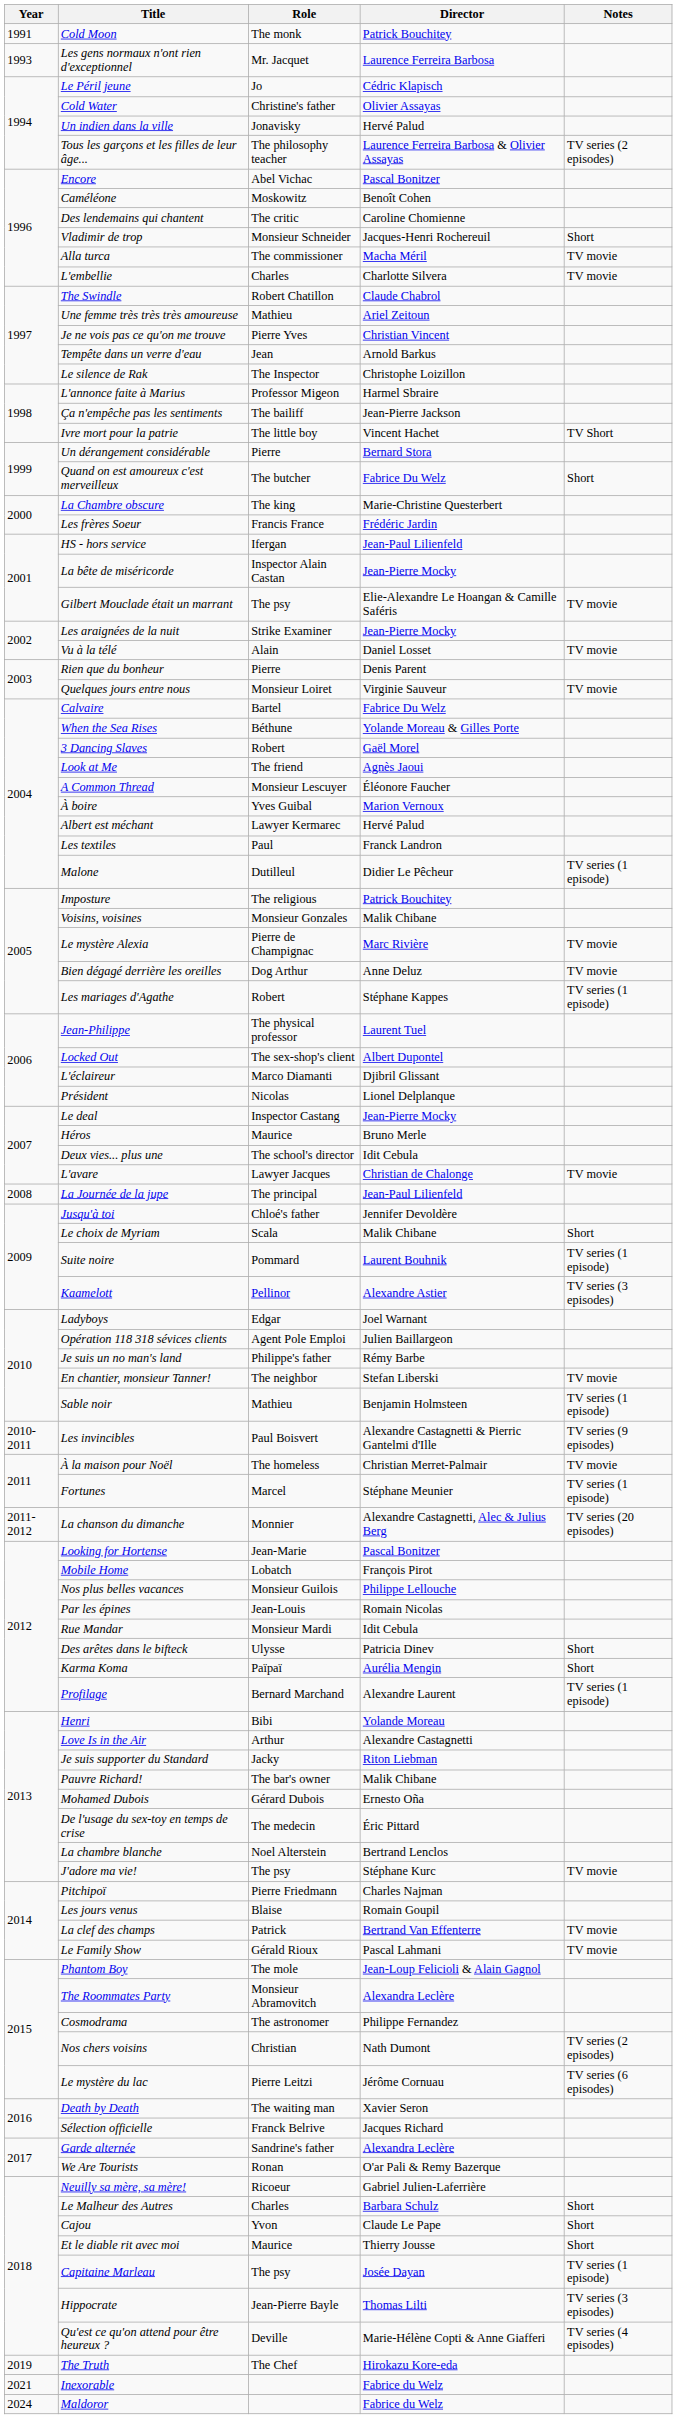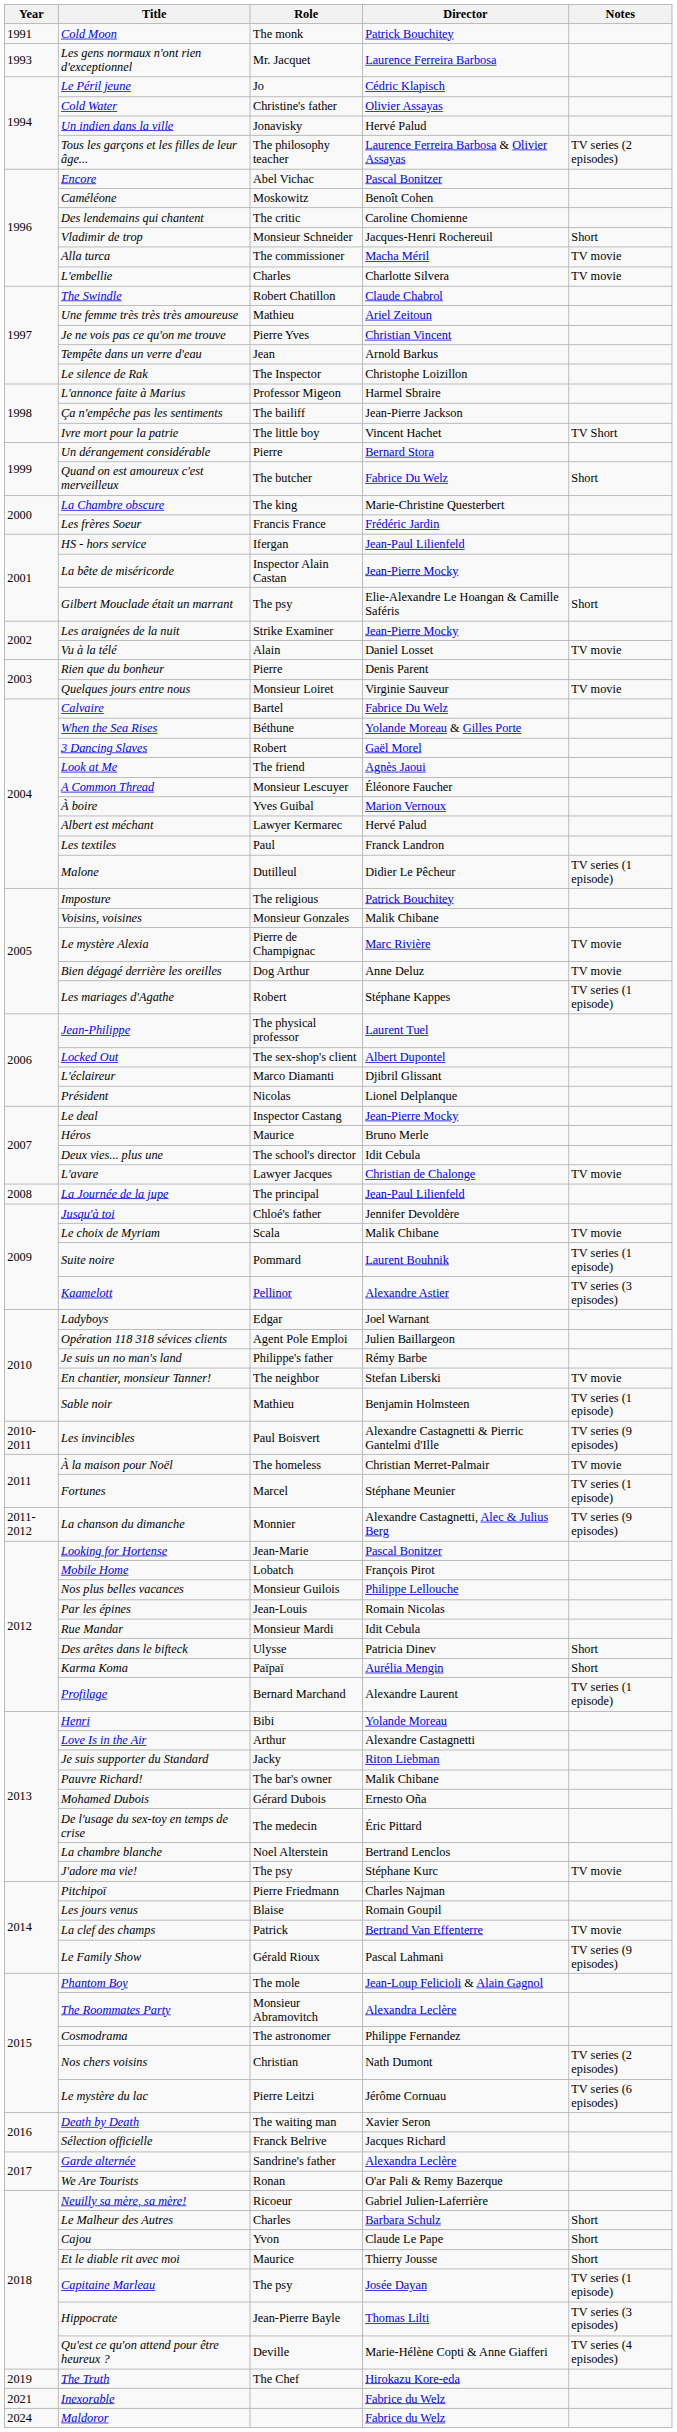(592, 604) TV movie -> (585, 604) Short
(580, 1233) Short -> (596, 1233) TV movie
(601, 1524) TV series (20 episodes) -> (602, 1524) TV series (9 episodes)
(592, 1949) TV movie -> (602, 1956) TV series (9 episodes)
